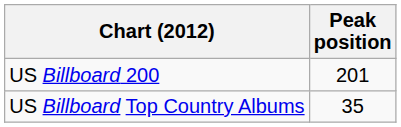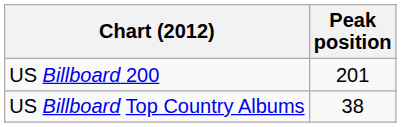(353, 106) 35 -> (353, 106) 38
